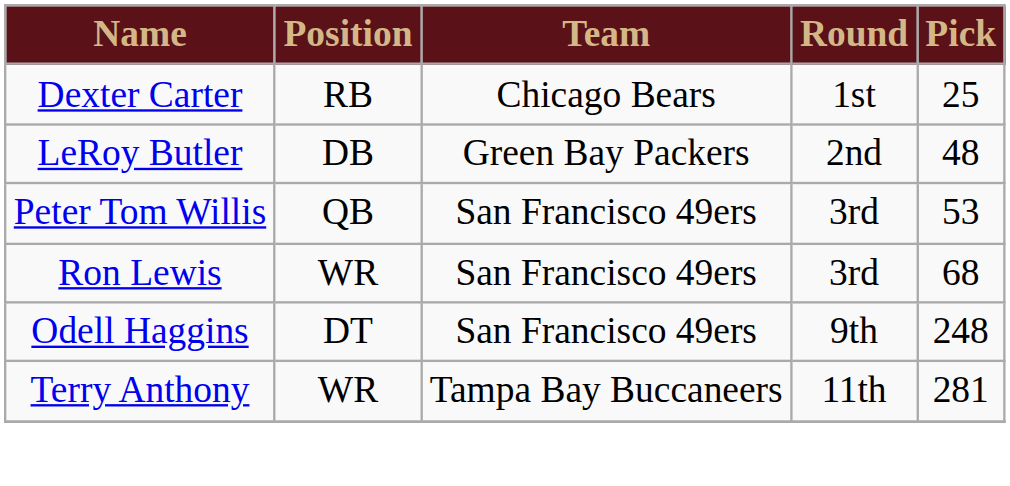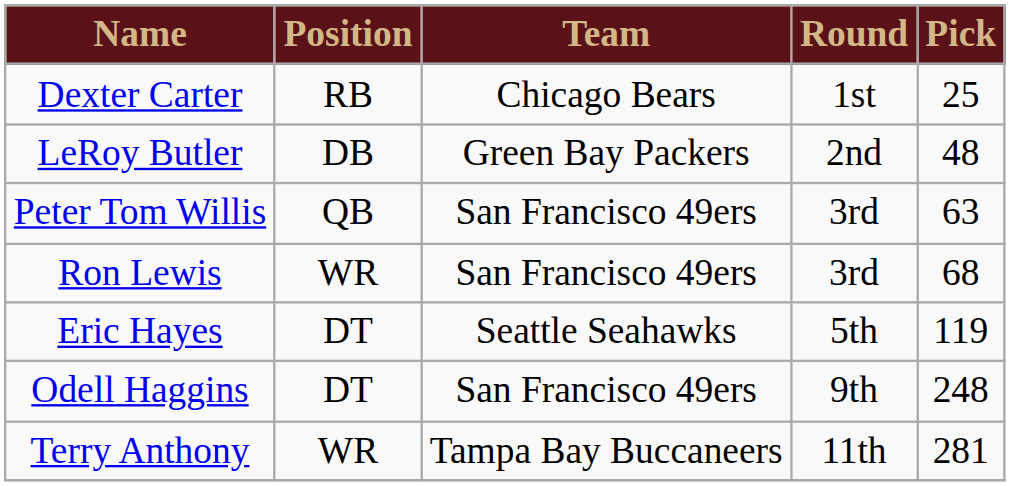(961, 212) 53 -> (961, 212) 63
+ row: (140, 331)
